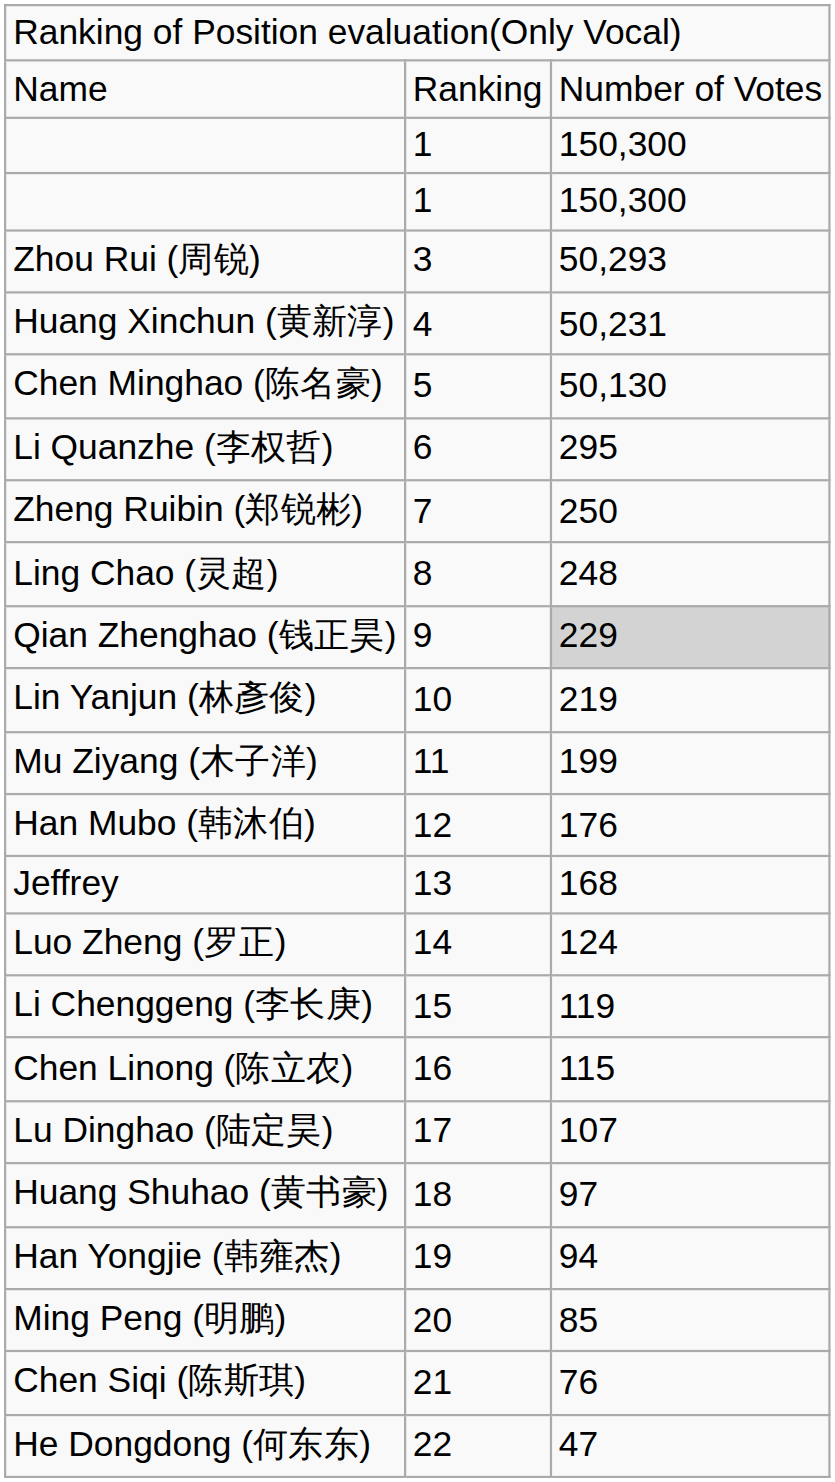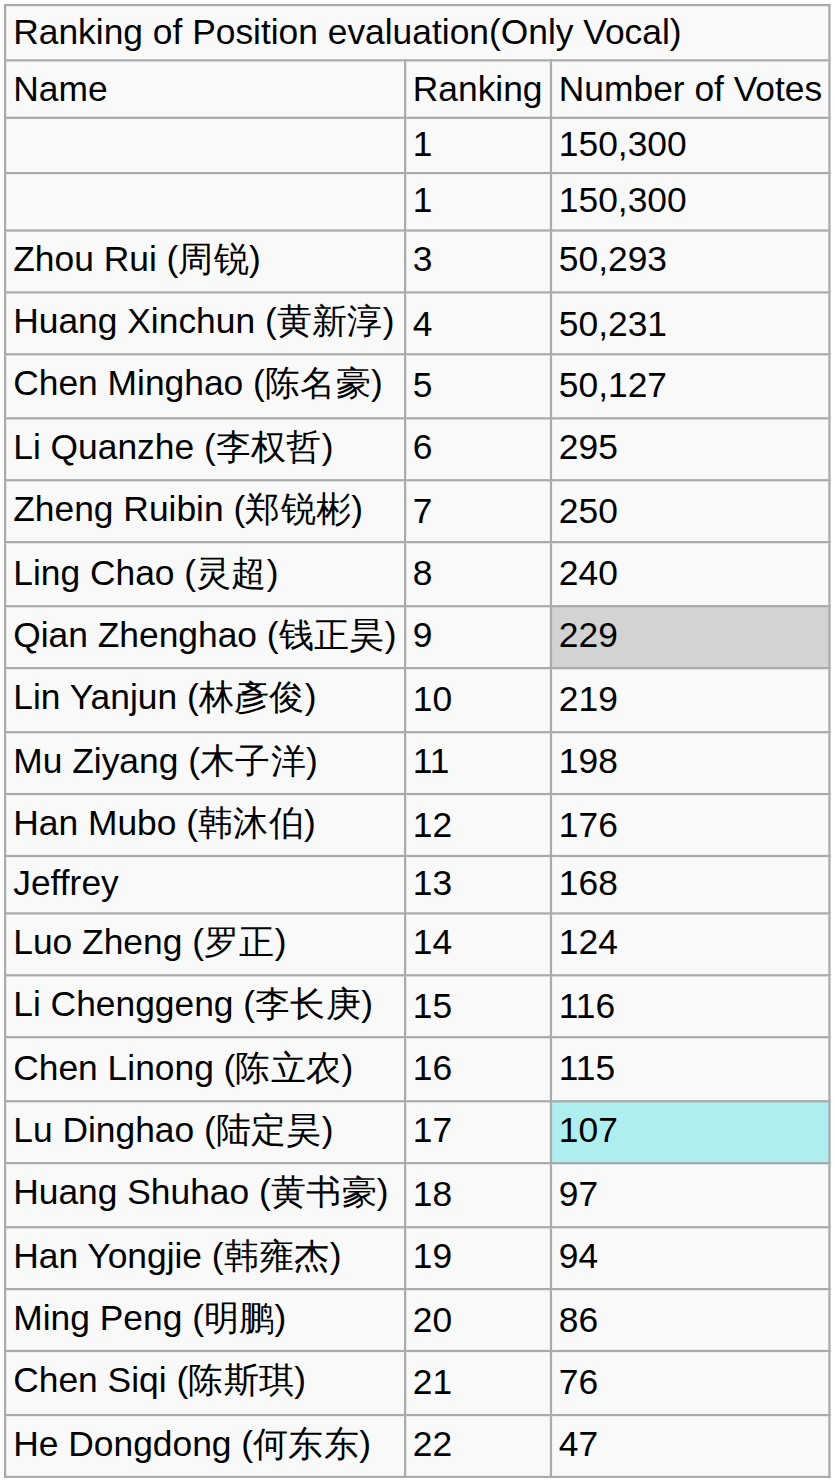(613, 385) 50,130 -> (613, 385) 50,127
(588, 573) 248 -> (588, 573) 240
(588, 761) 199 -> (588, 761) 198
(587, 1006) 119 -> (587, 1006) 116
(588, 1131) no background -> (588, 1131) paleturquoise background
(578, 1319) 85 -> (578, 1319) 86
